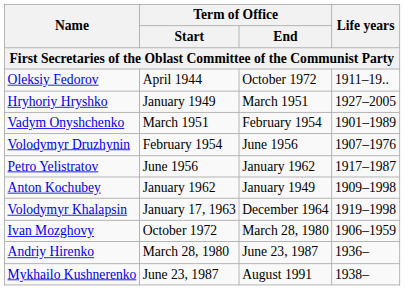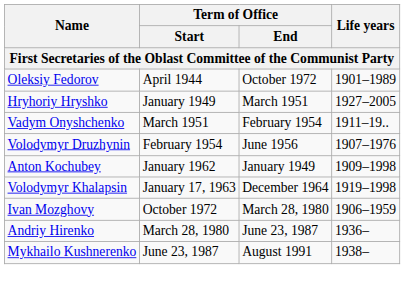(362, 79) 1911–19.. -> (366, 79) 1901–1989
(366, 123) 1901–1989 -> (362, 123) 1911–19..
- row: (53, 166)
